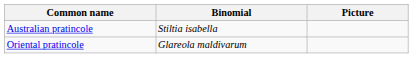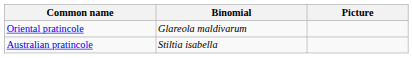rows swapped: (50, 28) <-> (45, 45)
